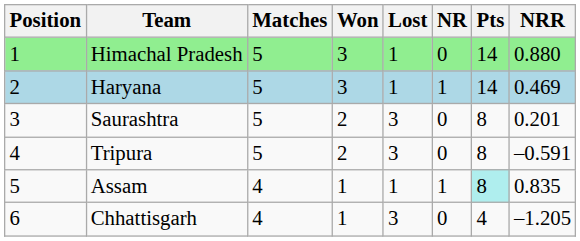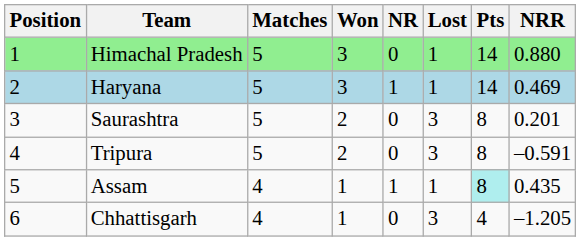columns swapped: (408, 20) <-> (452, 20)
(537, 185) 0.835 -> (537, 185) 0.435
